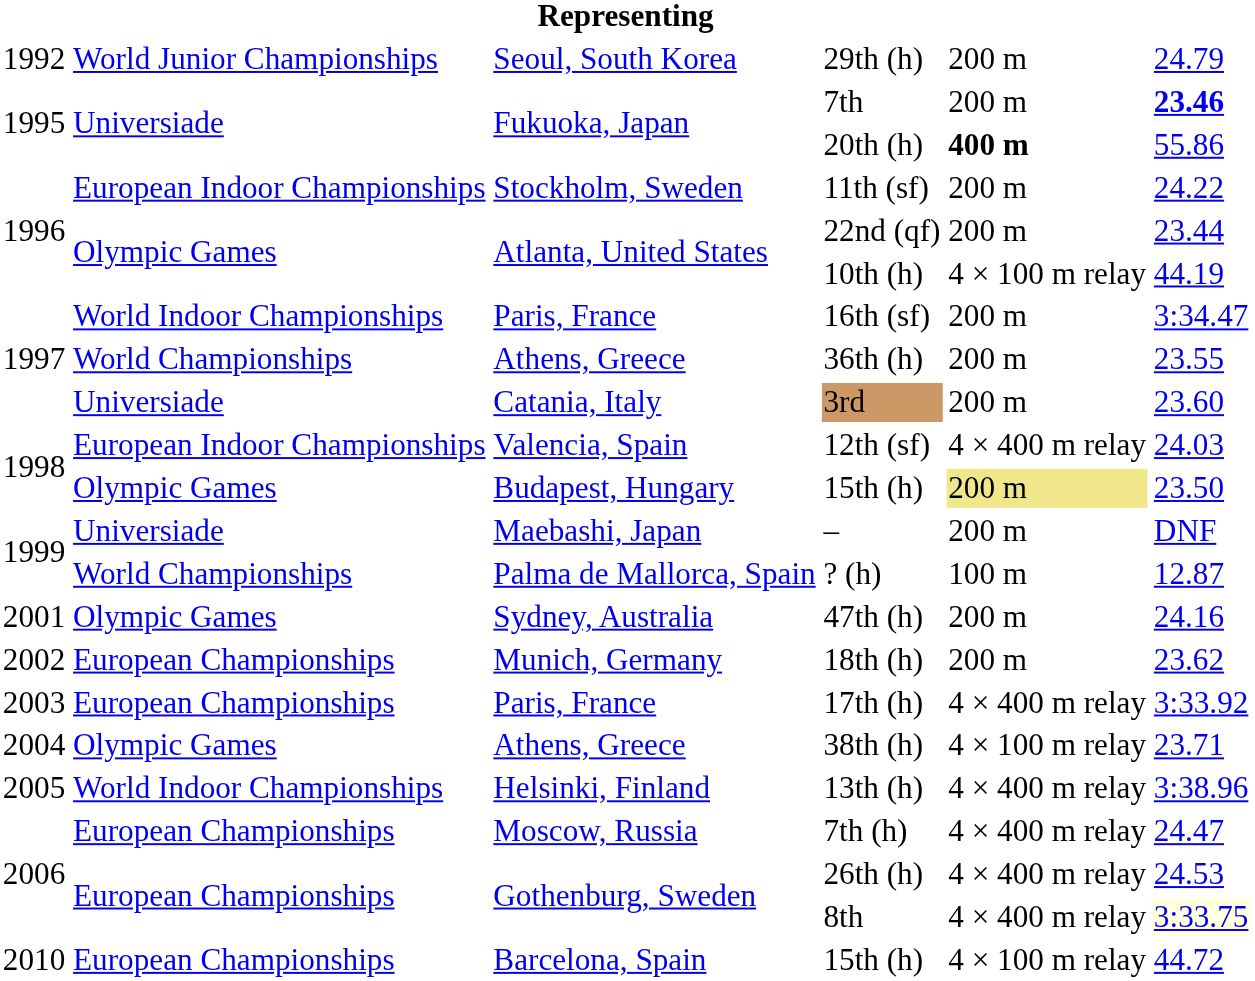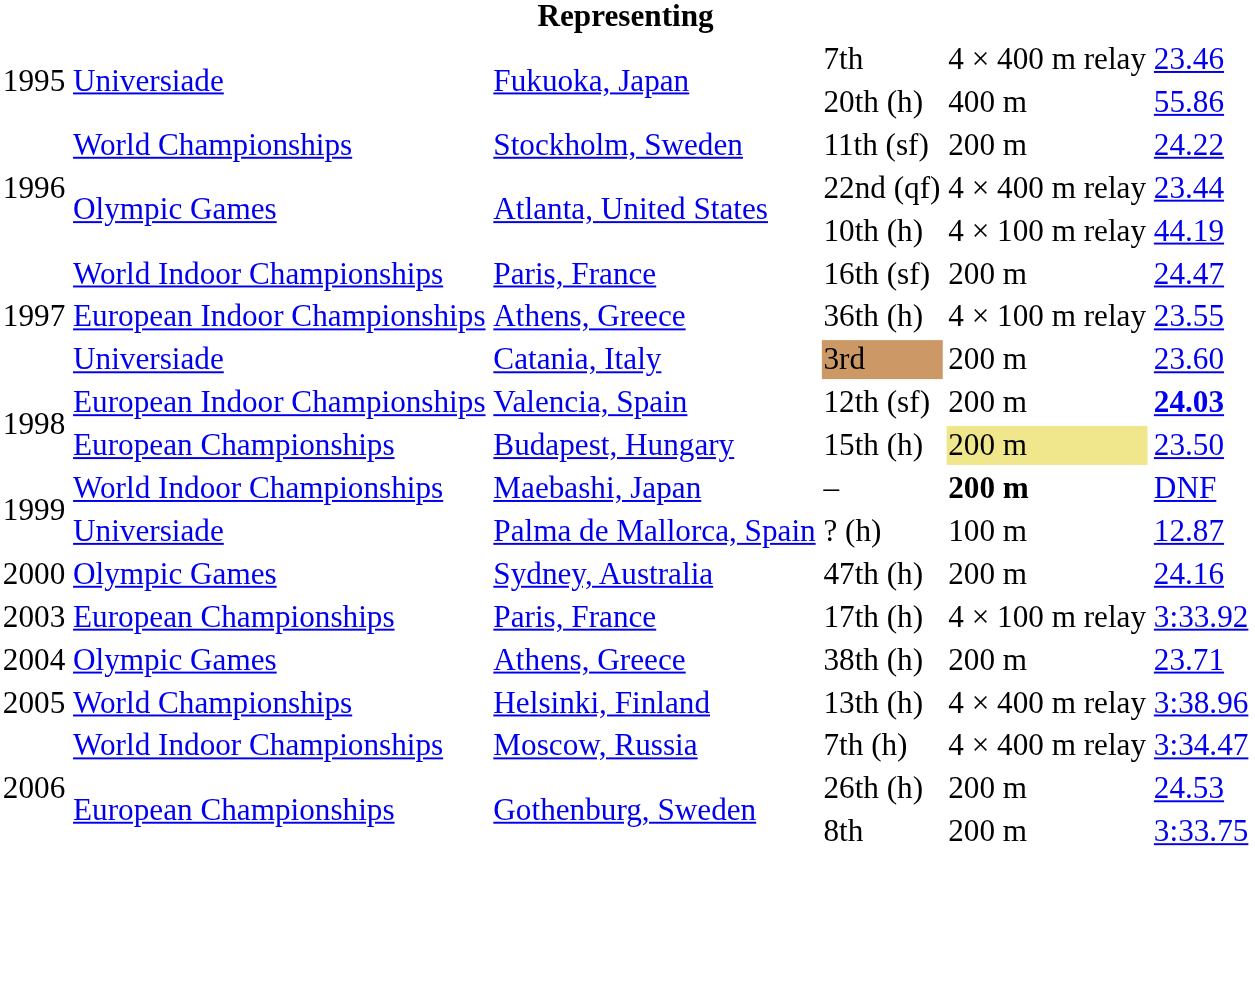- row: (615, 58)
(988, 101) 200 m -> (1047, 58) 4 × 400 m relay
(1189, 101) bold -> (1189, 58) normal
(989, 144) bold -> (988, 101) normal
(279, 187) European Indoor Championships -> (213, 144) World Championships
(988, 230) 200 m -> (1047, 187) 4 × 400 m relay
(1201, 316) 3:34.47 -> (1189, 273) 24.47
(213, 359) World Championships -> (279, 316) European Indoor Championships
(988, 359) 200 m -> (1047, 316) 4 × 100 m relay
(1047, 444) 4 × 400 m relay -> (988, 402) 200 m
(1189, 444) normal -> (1189, 402) bold
(175, 487) Olympic Games -> (234, 444) European Championships
(148, 530) Universiade -> (258, 487) World Indoor Championships
(988, 530) normal -> (989, 487) bold
(213, 573) World Championships -> (148, 530) Universiade
(34, 616) 2001 -> (34, 573) 2000
- row: (608, 659)
(1047, 702) 4 × 400 m relay -> (1047, 616) 4 × 100 m relay
(1047, 745) 4 × 100 m relay -> (988, 659) 200 m
(258, 788) World Indoor Championships -> (213, 702) World Championships
(234, 831) European Championships -> (258, 745) World Indoor Championships
(1189, 831) 24.47 -> (1201, 745) 3:34.47
(1047, 873) 4 × 400 m relay -> (988, 788) 200 m
(1047, 916) 4 × 400 m relay -> (988, 831) 200 m
(1201, 916) lightyellow background -> (1201, 831) no background
- row: (600, 959)
